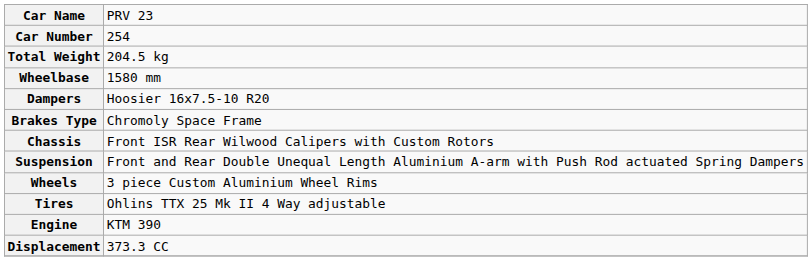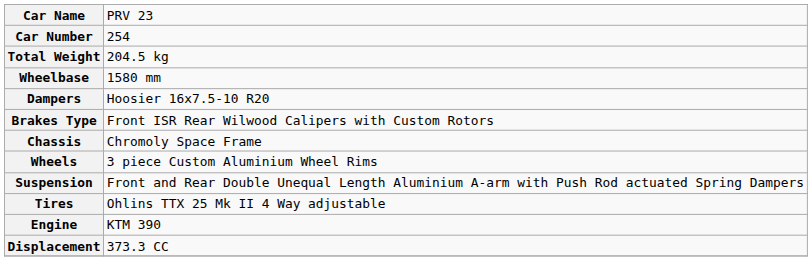(184, 120) Chromoly Space Frame -> (300, 120) Front ISR Rear Wilwood Calipers with Custom Rotors
(300, 141) Front ISR Rear Wilwood Calipers with Custom Rotors -> (184, 141) Chromoly Space Frame
rows swapped: (54, 162) <-> (54, 183)
